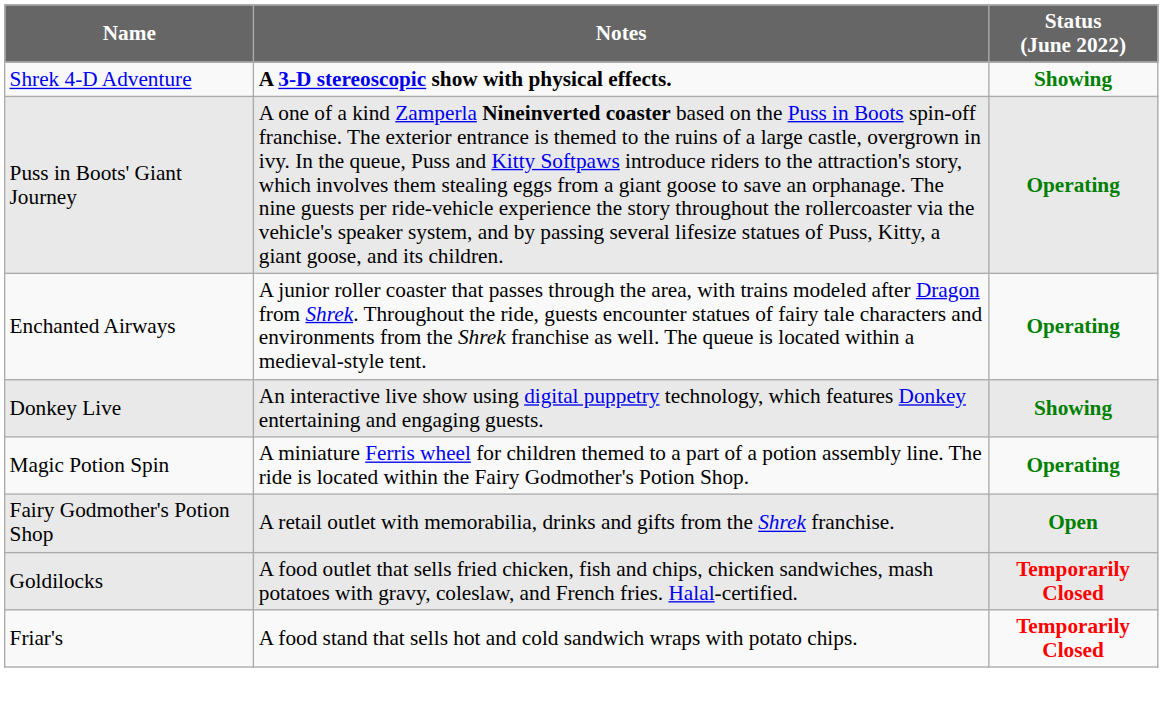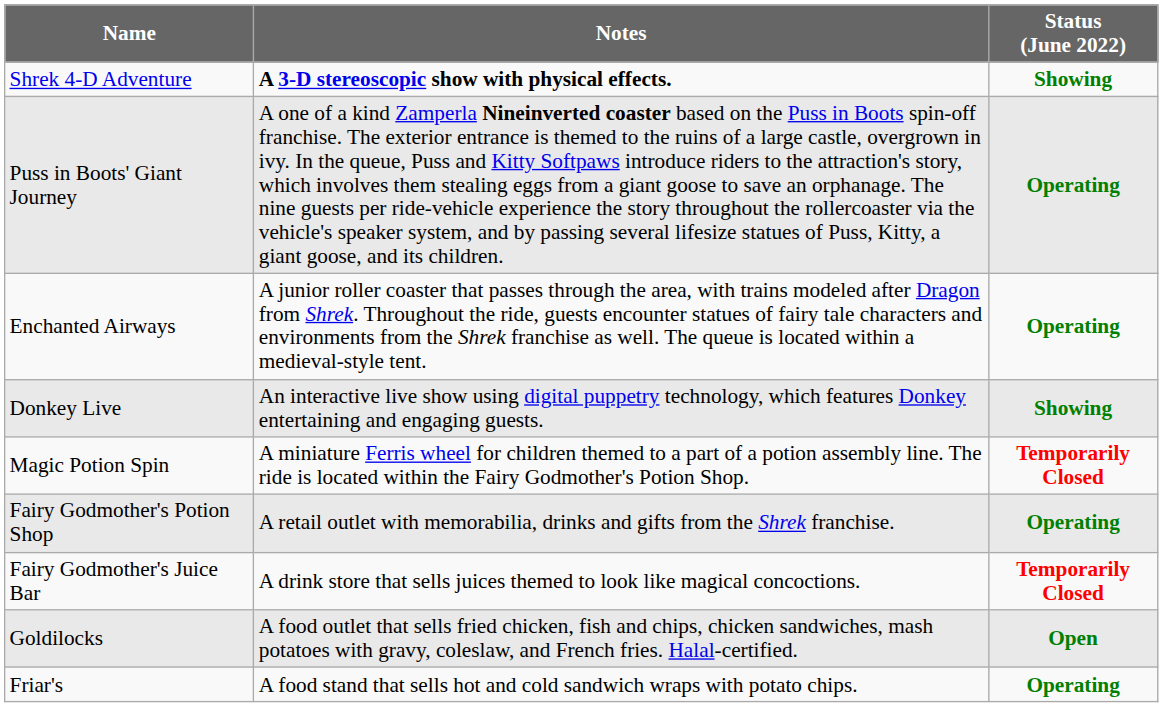(1073, 465) Operating -> (1073, 465) Temporarily Closed
(1073, 523) Open -> (1073, 523) Operating
+ row: (114, 580)
(1073, 580) Temporarily Closed -> (1073, 638) Open
(1073, 638) Temporarily Closed -> (1073, 684) Operating
